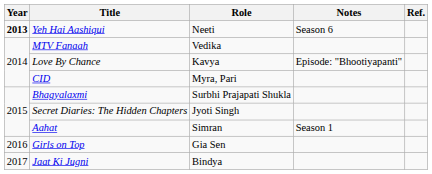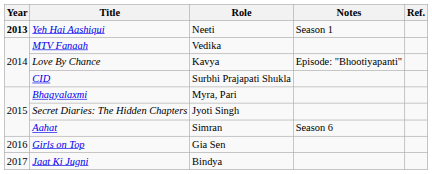(314, 29) Season 6 -> (314, 29) Season 1
(214, 78) Myra, Pari -> (242, 78) Surbhi Prajapati Shukla
(242, 95) Surbhi Prajapati Shukla -> (214, 95) Myra, Pari
(314, 128) Season 1 -> (314, 128) Season 6
